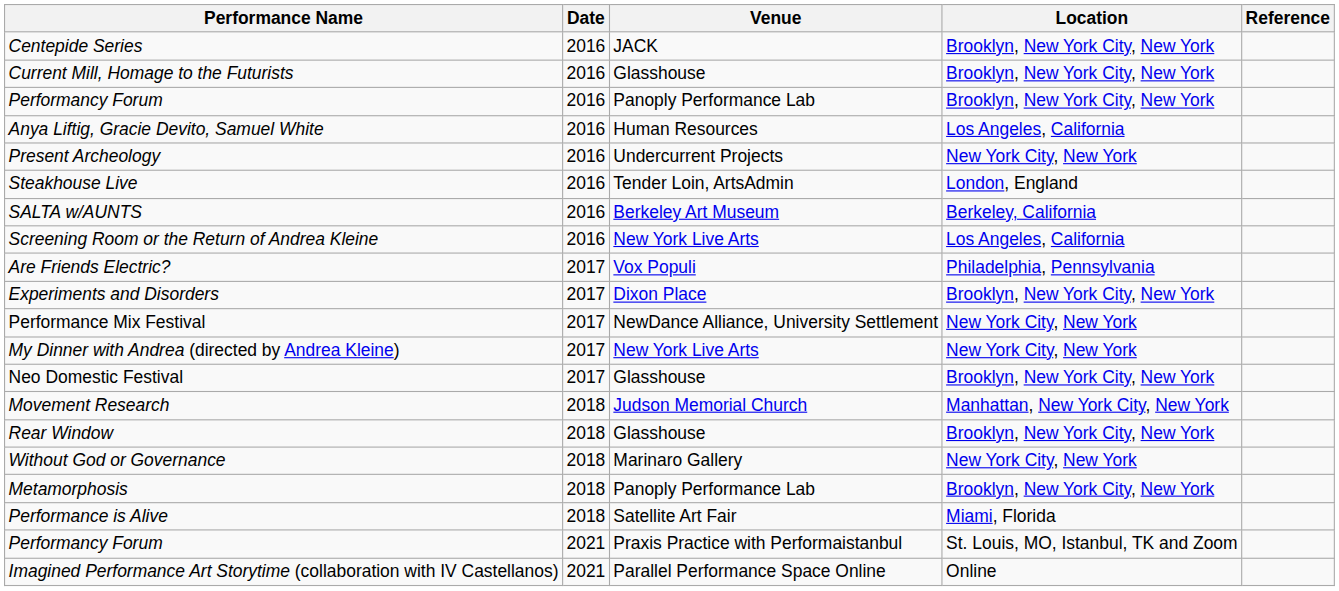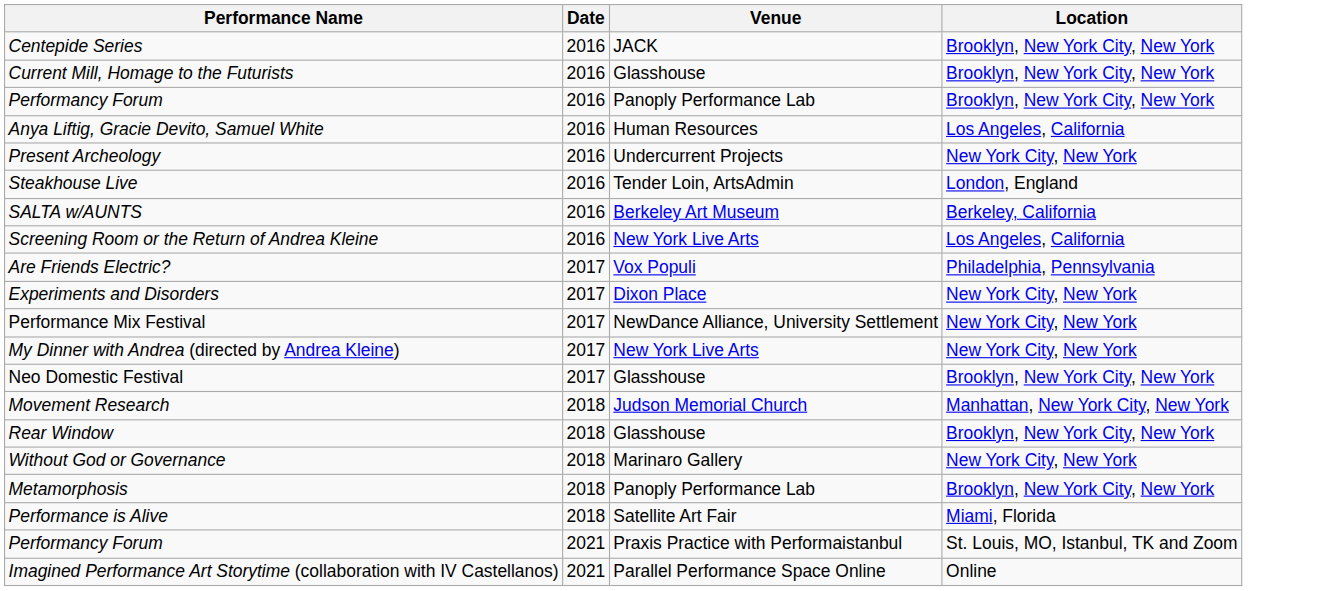- column: (1288, 18)
(1080, 294) Brooklyn, New York City, New York -> (1041, 294) New York City, New York
